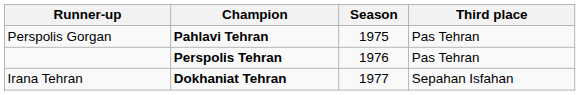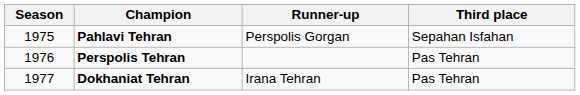columns swapped: (374, 15) <-> (88, 15)
(446, 36) Pas Tehran -> (463, 36) Sepahan Isfahan
(463, 79) Sepahan Isfahan -> (446, 79) Pas Tehran
